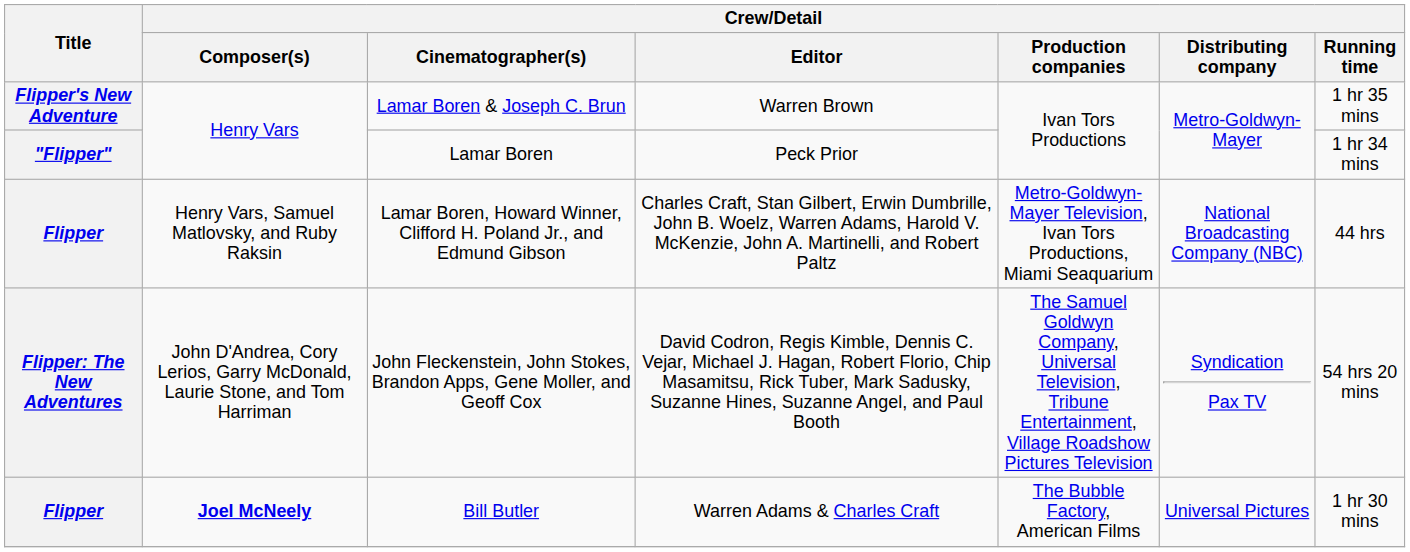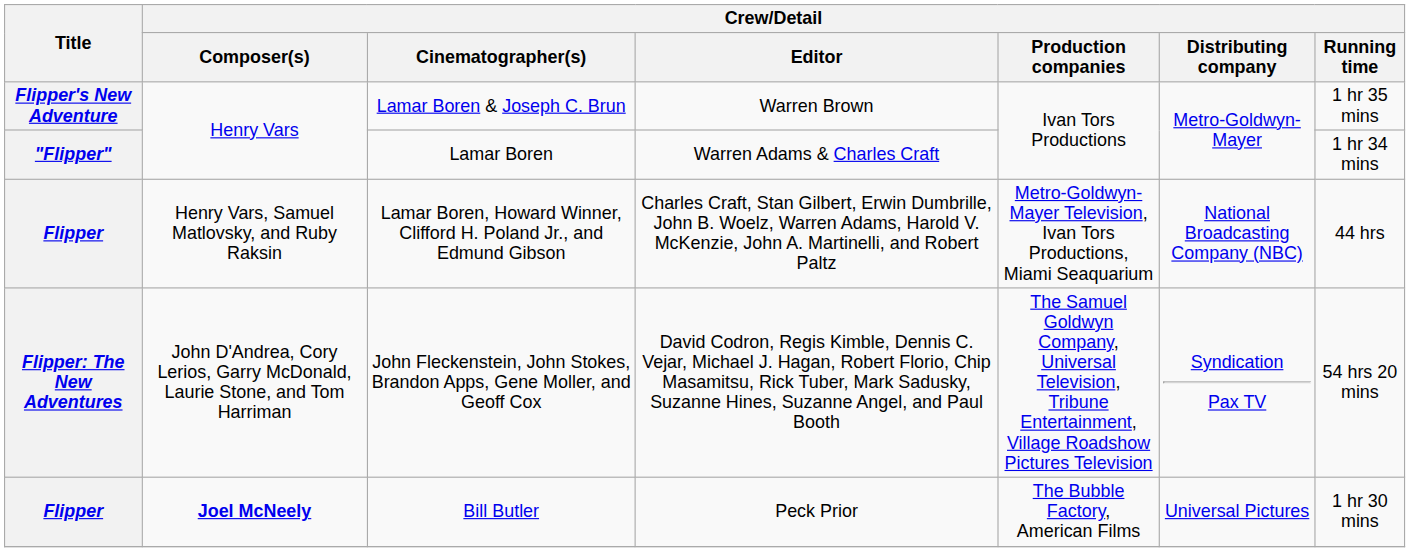(817, 154) Peck Prior -> (817, 154) Warren Adams & Charles Craft
(817, 511) Warren Adams & Charles Craft -> (817, 511) Peck Prior
